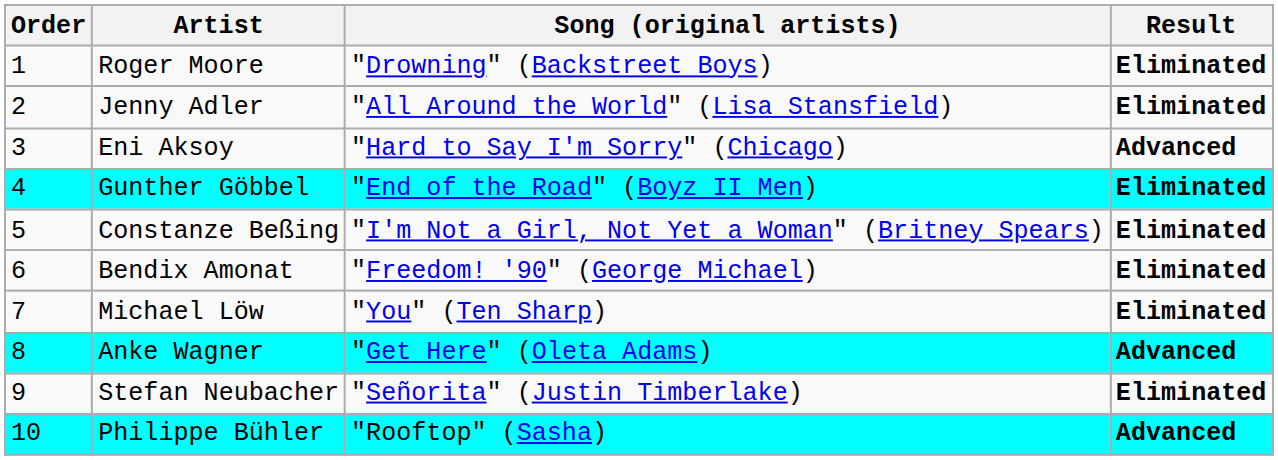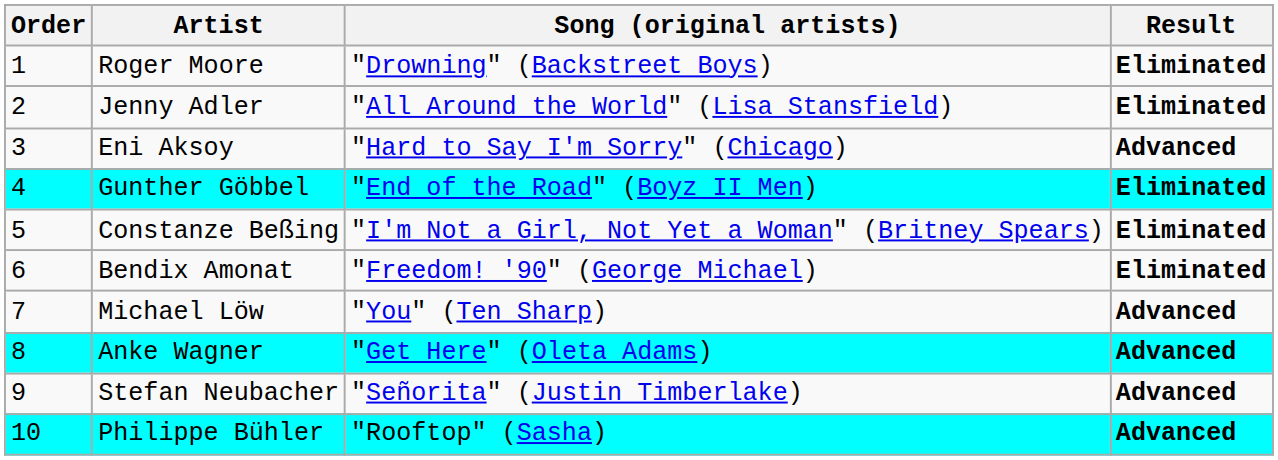(1191, 312) Eliminated -> (1176, 312) Advanced
(1191, 393) Eliminated -> (1176, 393) Advanced
